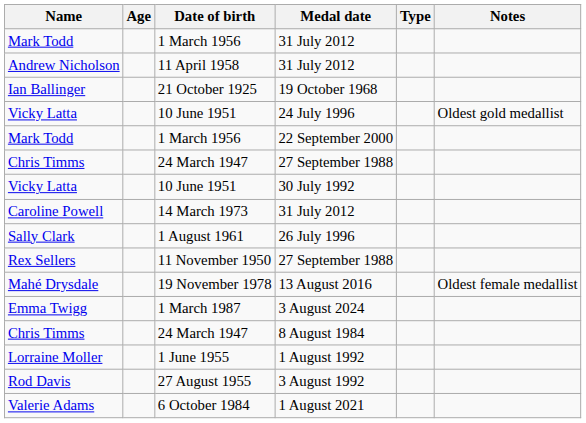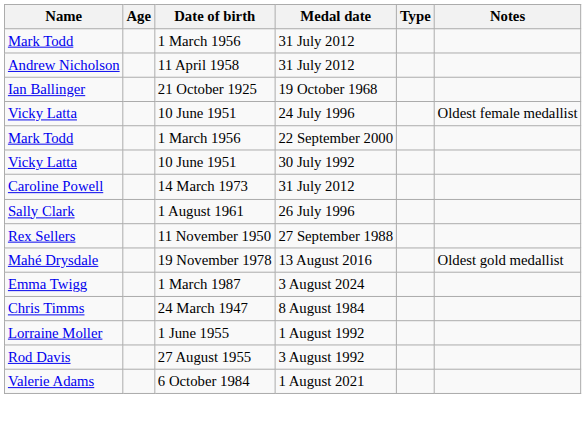(501, 114) Oldest gold medallist -> (508, 114) Oldest female medallist
- row: (46, 162)
(508, 284) Oldest female medallist -> (501, 259) Oldest gold medallist
